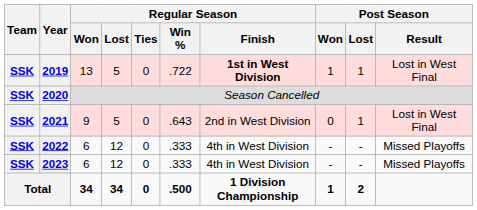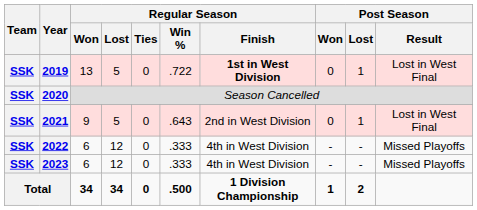(330, 71) 1 -> (330, 71) 0
